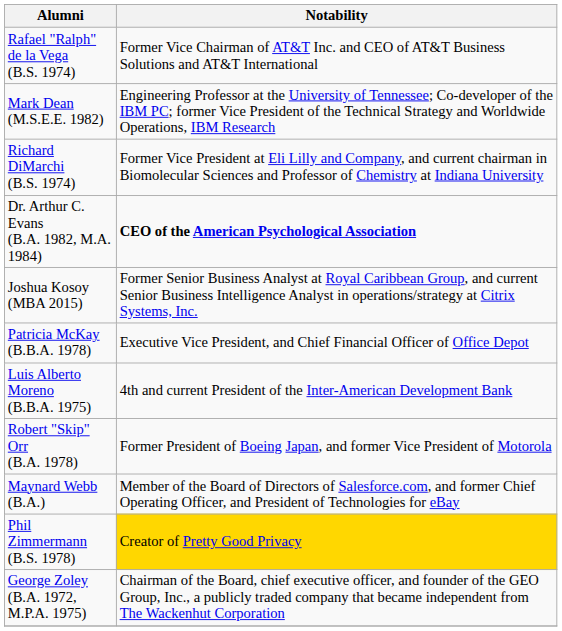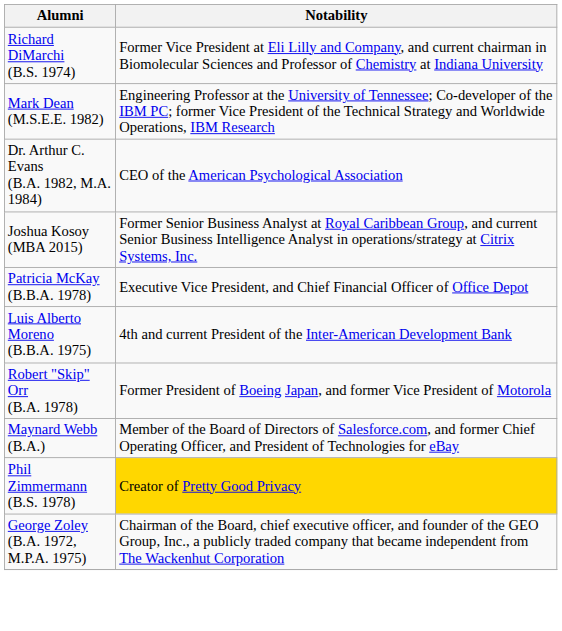- row: (52, 55)
rows swapped: (56, 111) <-> (42, 167)
(268, 231) bold -> (261, 175) normal
